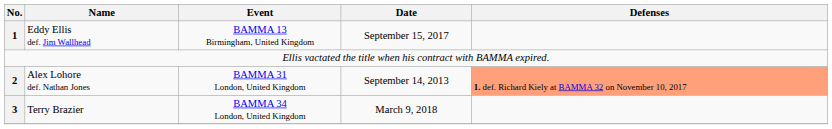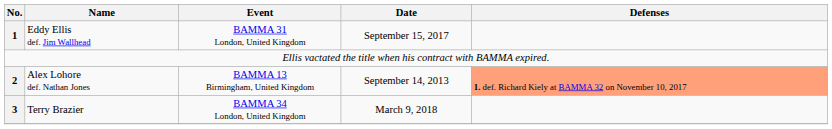(260, 35) BAMMA 13 Birmingham, United Kingdom -> (260, 35) BAMMA 31 London, United Kingdom
(260, 80) BAMMA 31 London, United Kingdom -> (260, 80) BAMMA 13 Birmingham, United Kingdom
